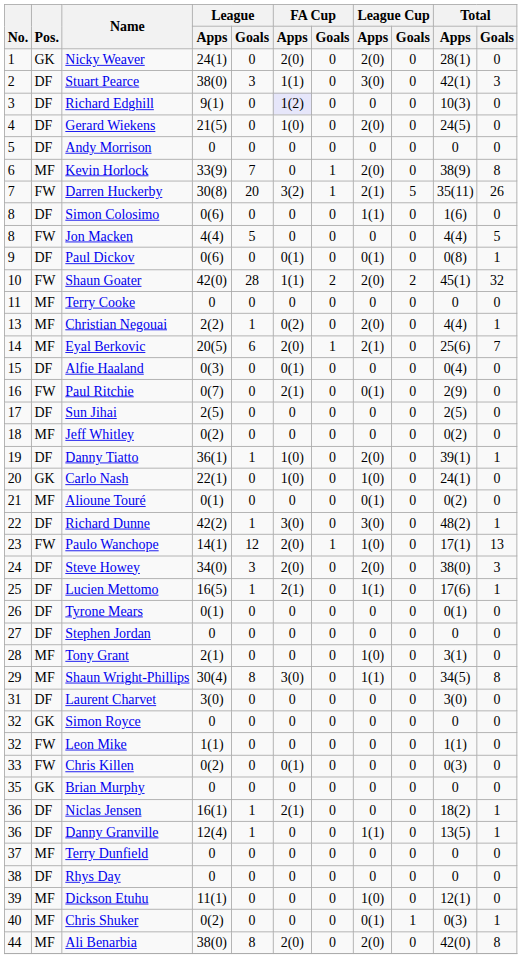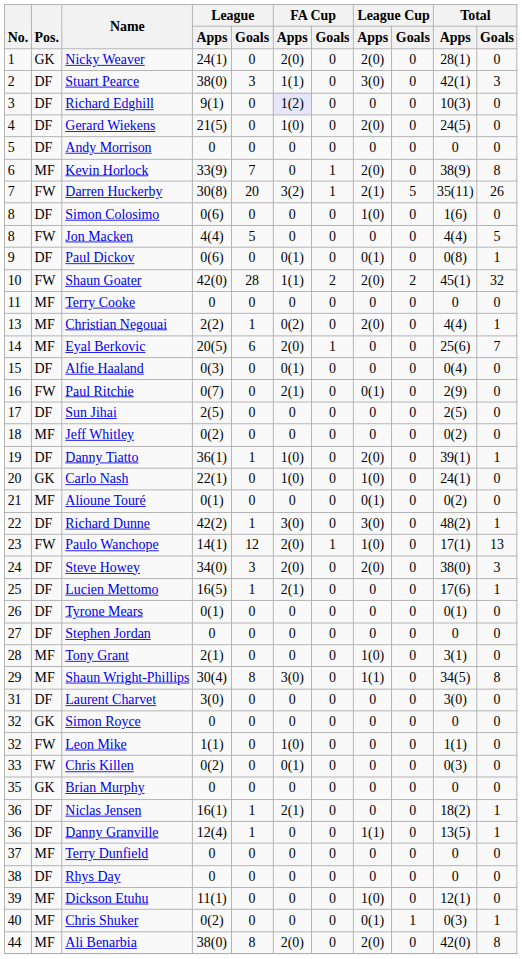(373, 214) 1(1) -> (373, 214) 1(0)
(373, 346) 2(1) -> (373, 346) 0
(373, 589) 1(1) -> (373, 589) 0
(292, 744) 0 -> (292, 744) 1(0)
